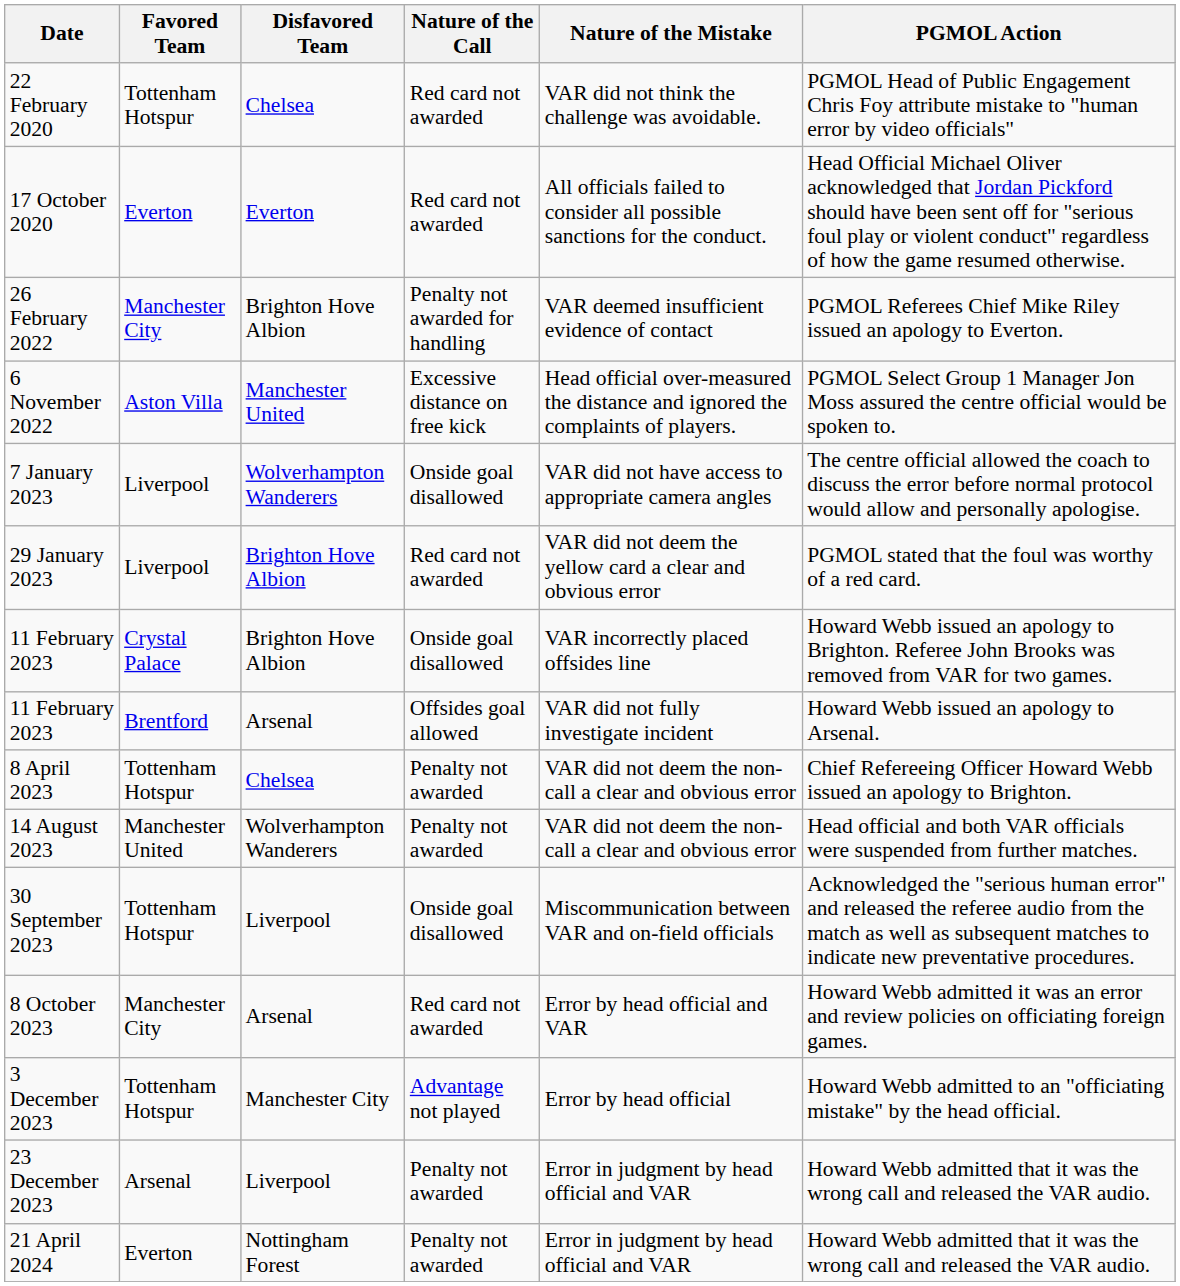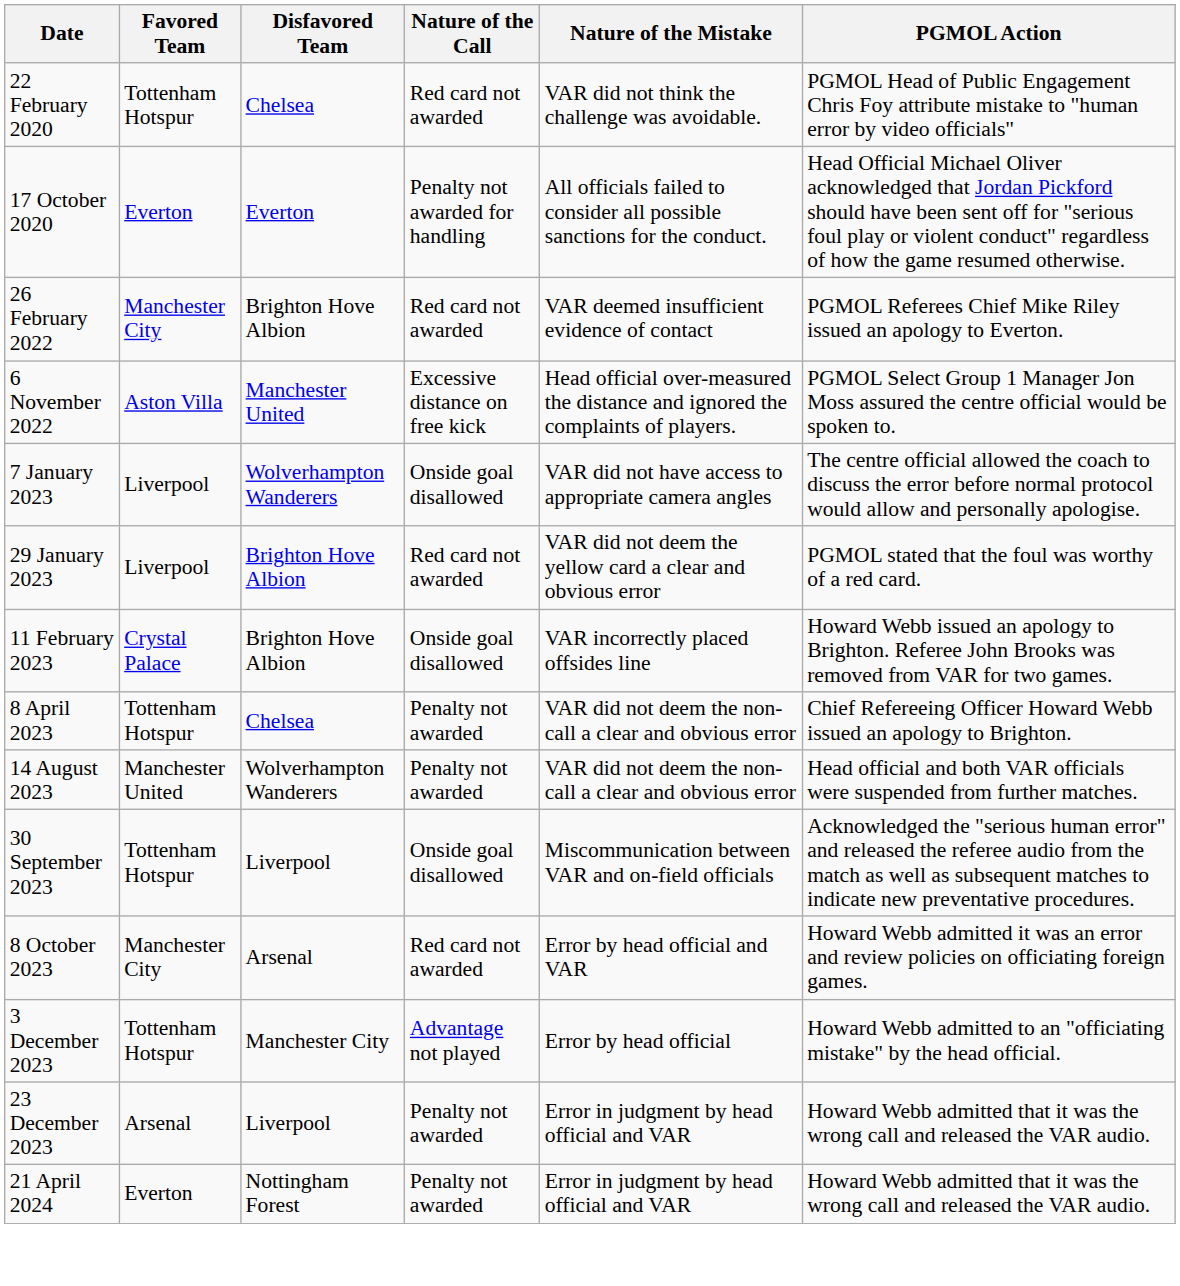(465, 211) Red card not awarded -> (462, 211) Penalty not awarded for handling
(462, 318) Penalty not awarded for handling -> (465, 318) Red card not awarded
- row: (62, 720)
